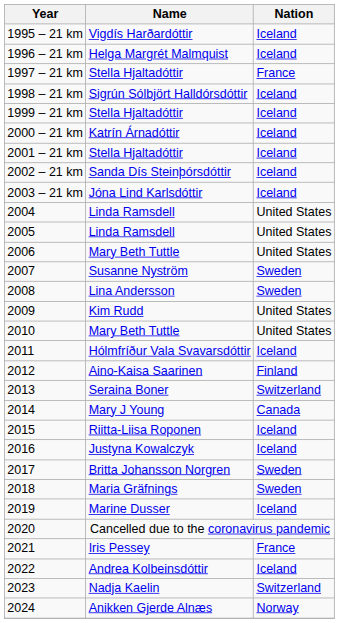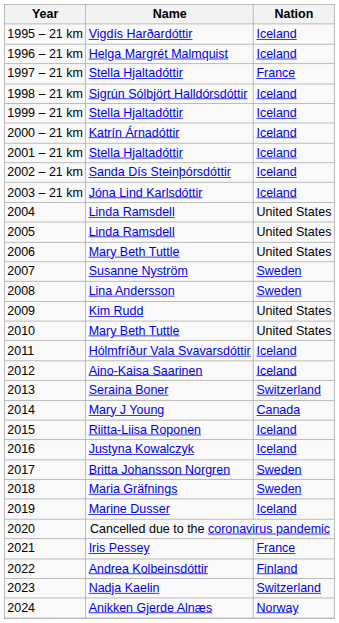(277, 370) Finland -> (277, 370) Iceland
(277, 568) Iceland -> (277, 568) Finland
